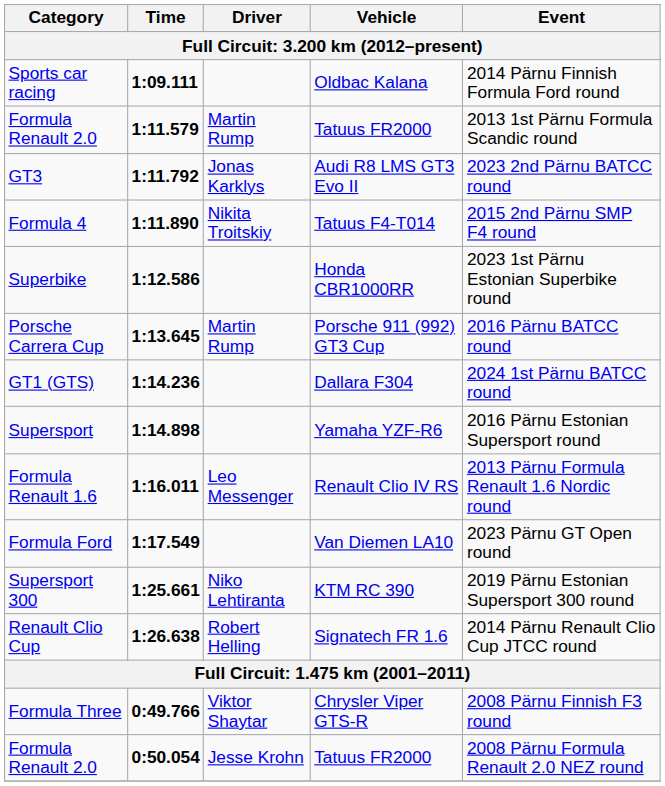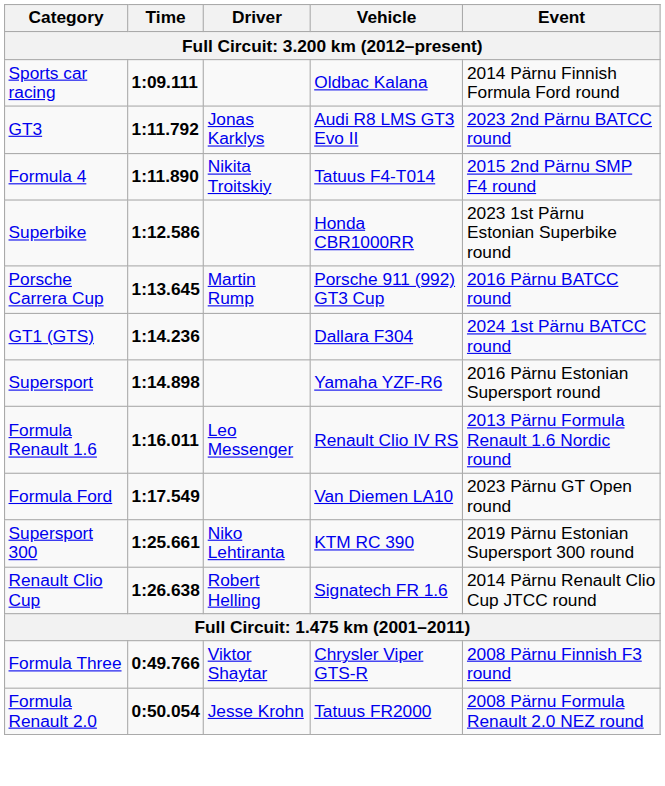- row: (53, 129)
